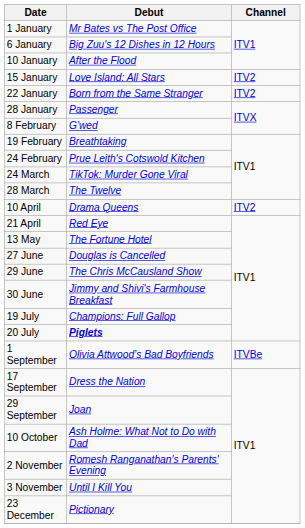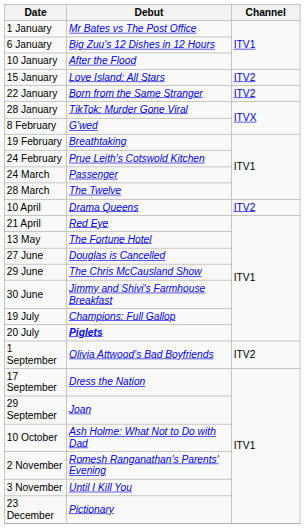(93, 110) Passenger -> (128, 110) TikTok: Murder Gone Viral
(128, 175) TikTok: Murder Gone Viral -> (93, 175) Passenger
(248, 354) ITVBe -> (245, 354) ITV2
